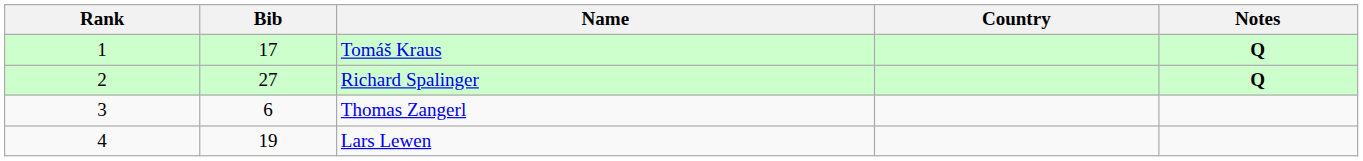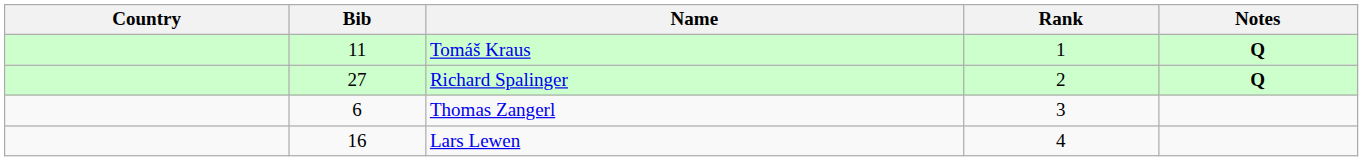columns swapped: (102, 19) <-> (1016, 19)
(268, 49) 17 -> (357, 49) 11
(268, 140) 19 -> (357, 140) 16
